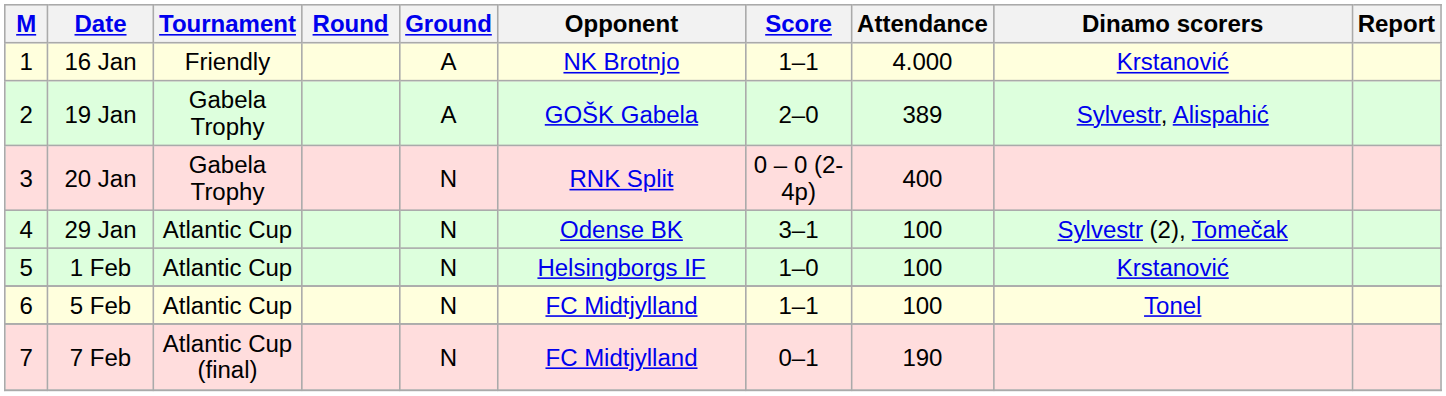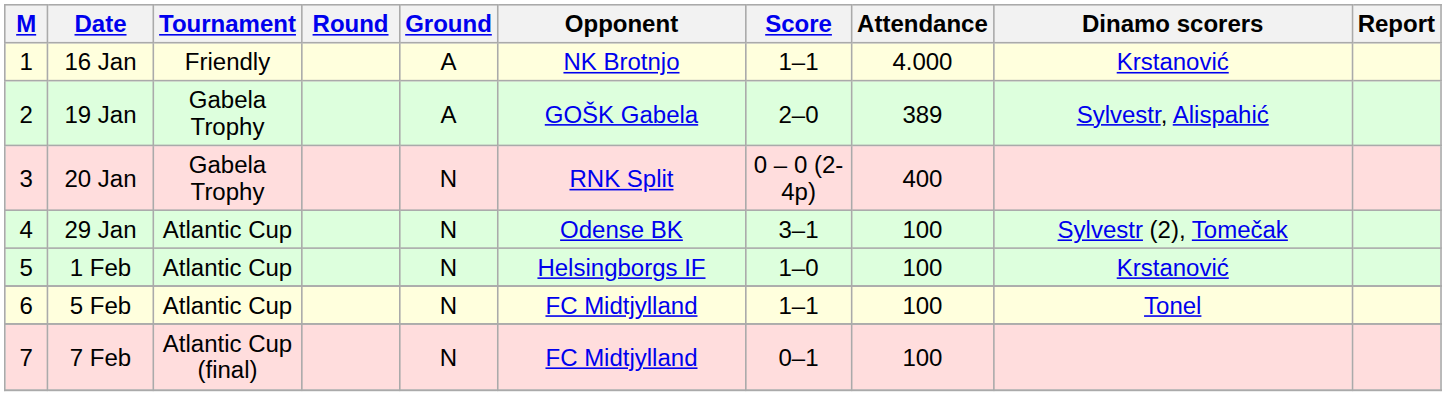(922, 357) 190 -> (922, 357) 100
